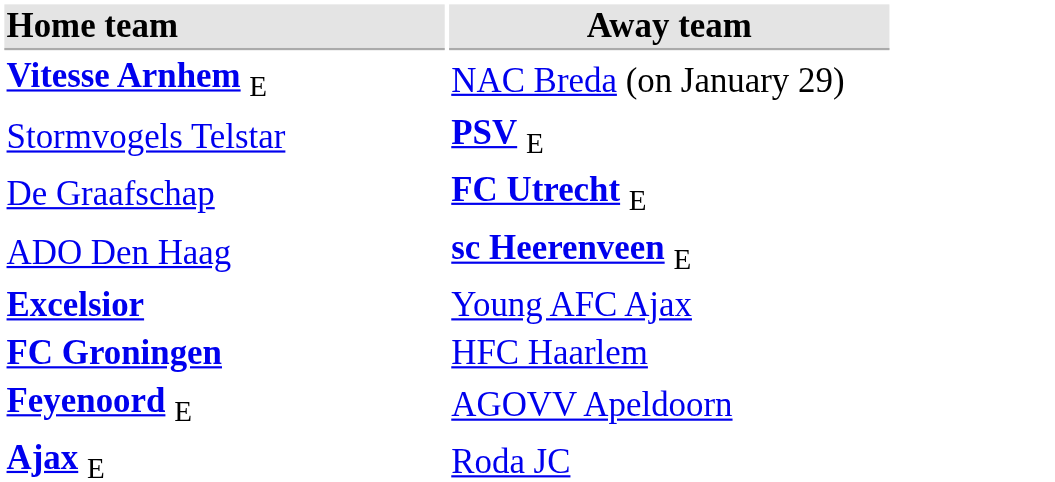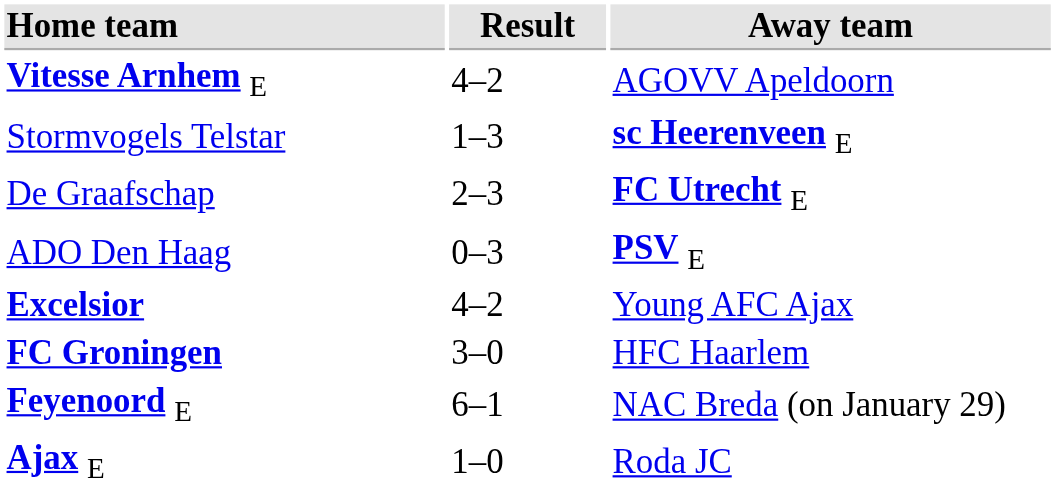+ column: (528, 25)
(648, 80) NAC Breda (on January 29) -> (753, 80) AGOVV Apeldoorn
(497, 137) PSV E -> (733, 137) sc Heerenveen E
(571, 251) sc Heerenveen E -> (659, 251) PSV E
(592, 404) AGOVV Apeldoorn -> (809, 404) NAC Breda (on January 29)
